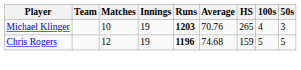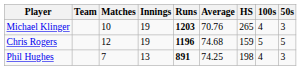+ row: (30, 57)
